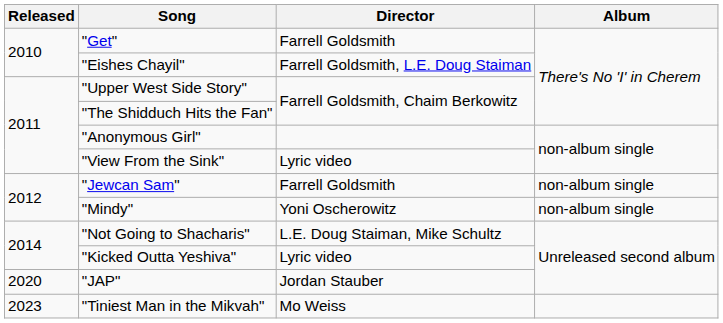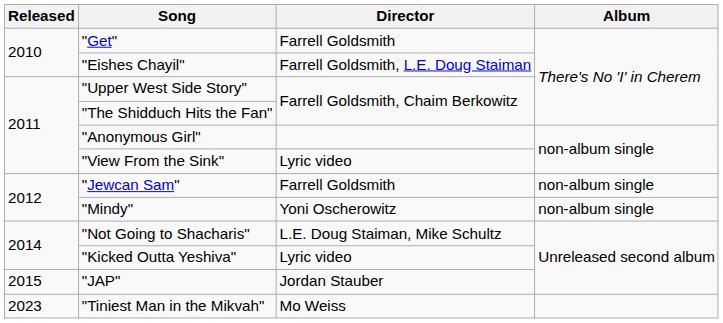(25, 281) 2020 -> (25, 281) 2015
